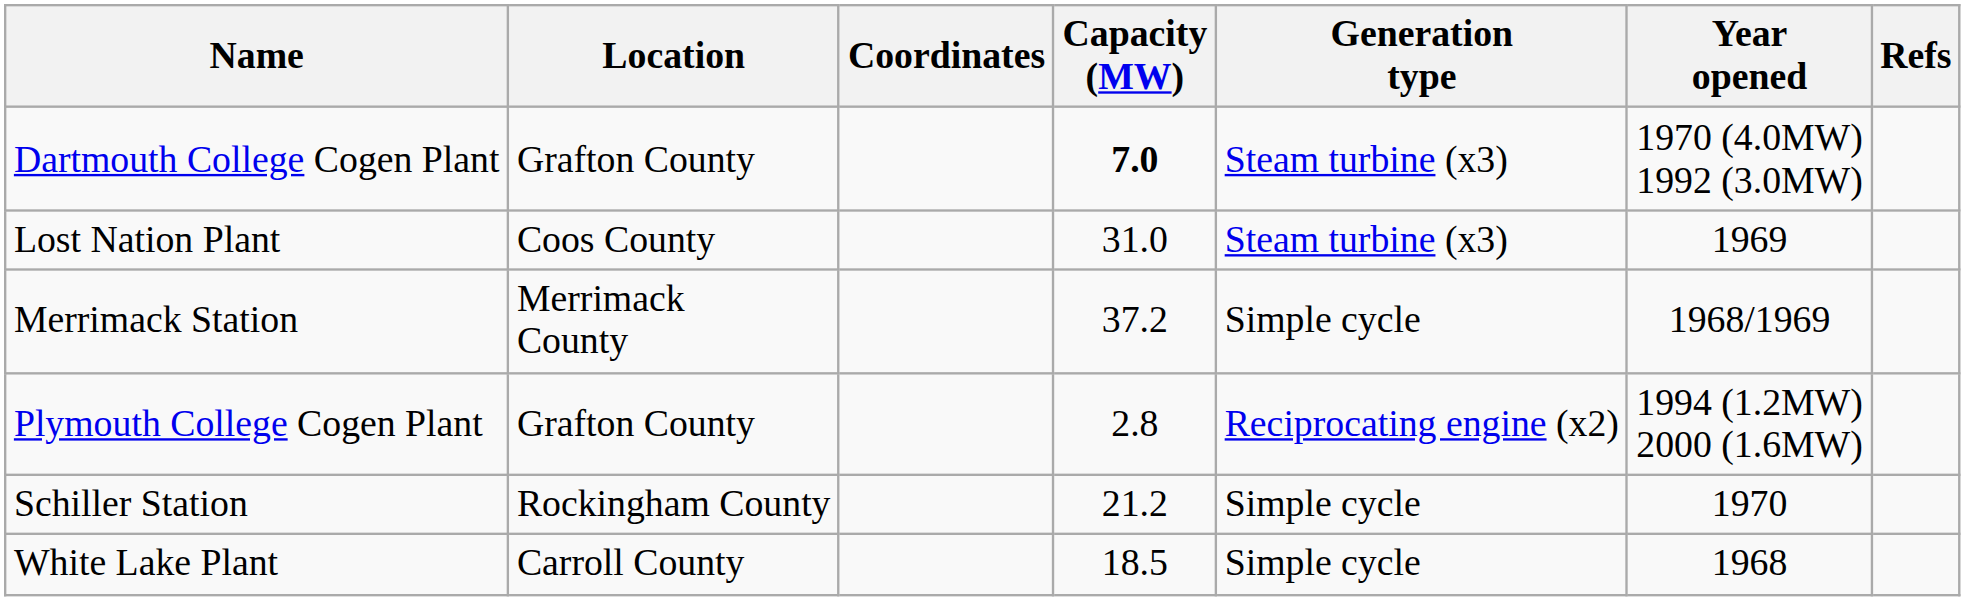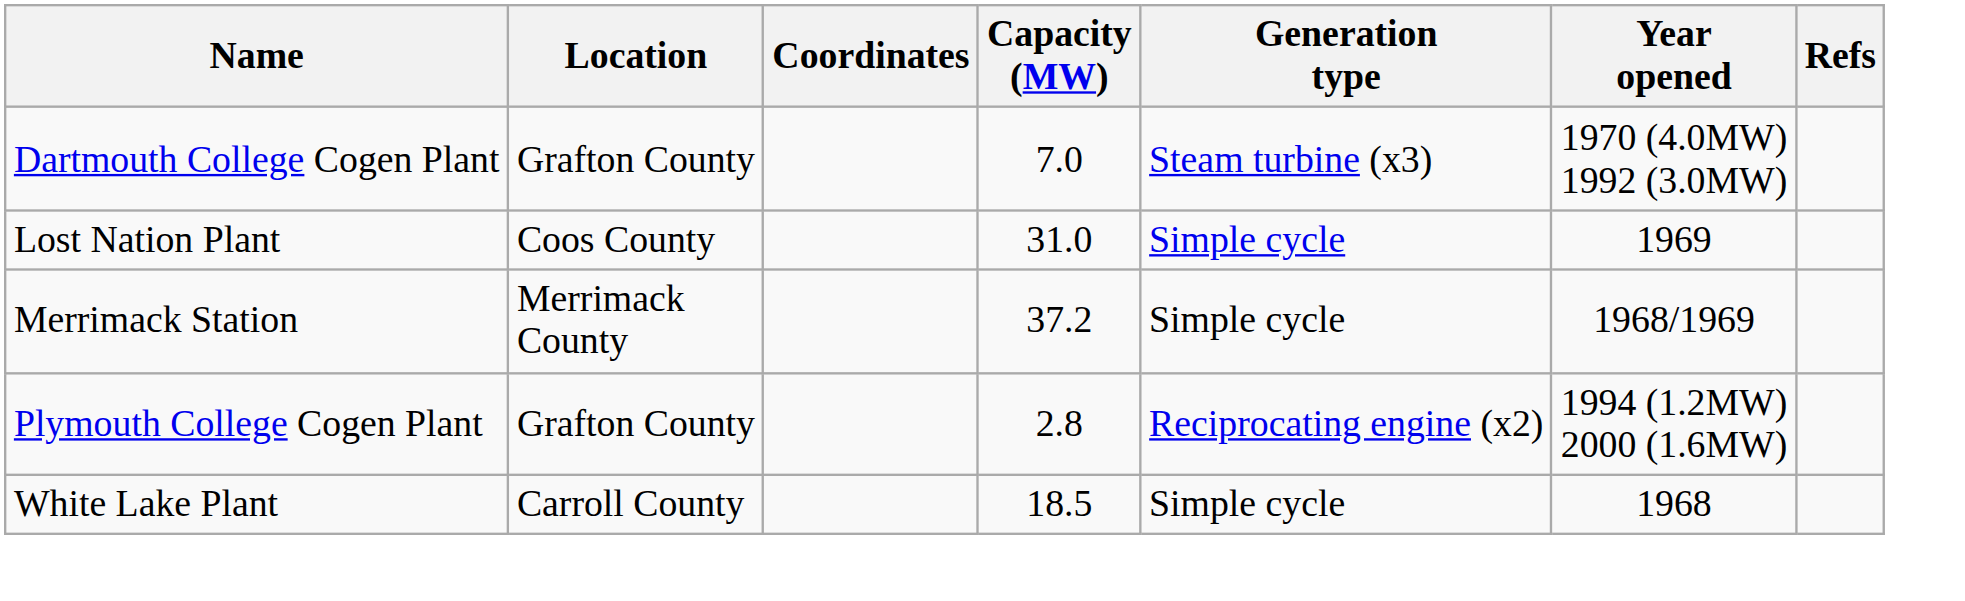(1135, 158) bold -> (1059, 158) normal
(1366, 239) Steam turbine (x3) -> (1247, 239) Simple cycle
- row: (131, 503)
